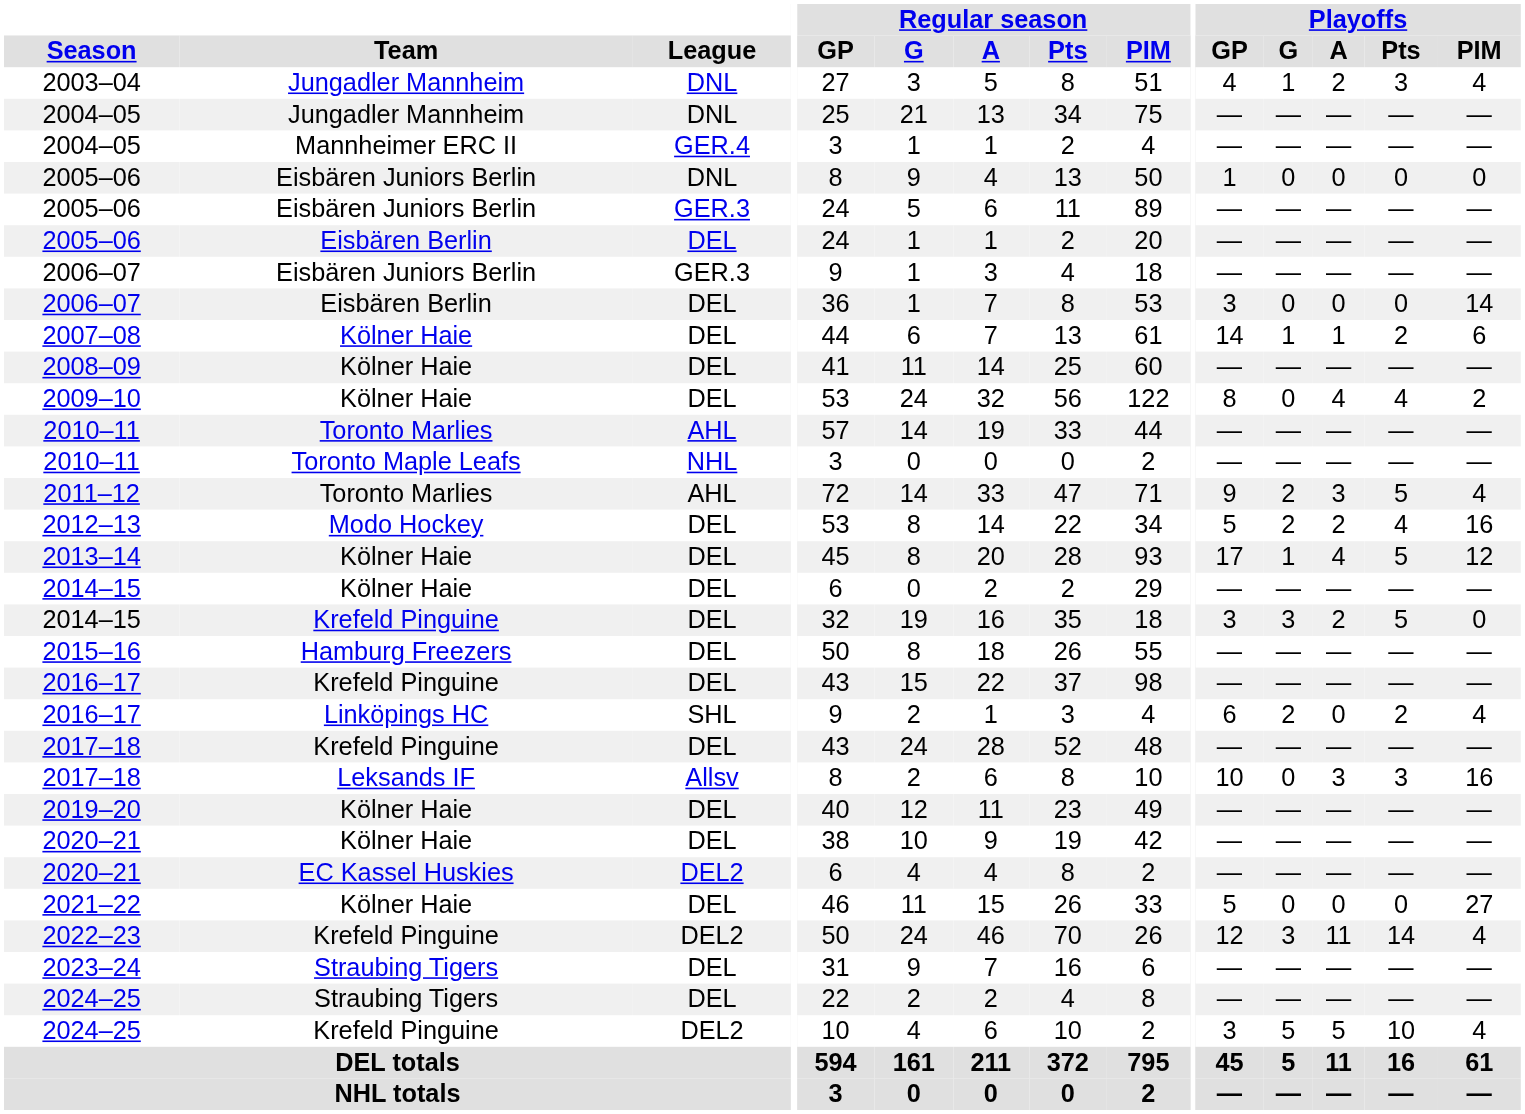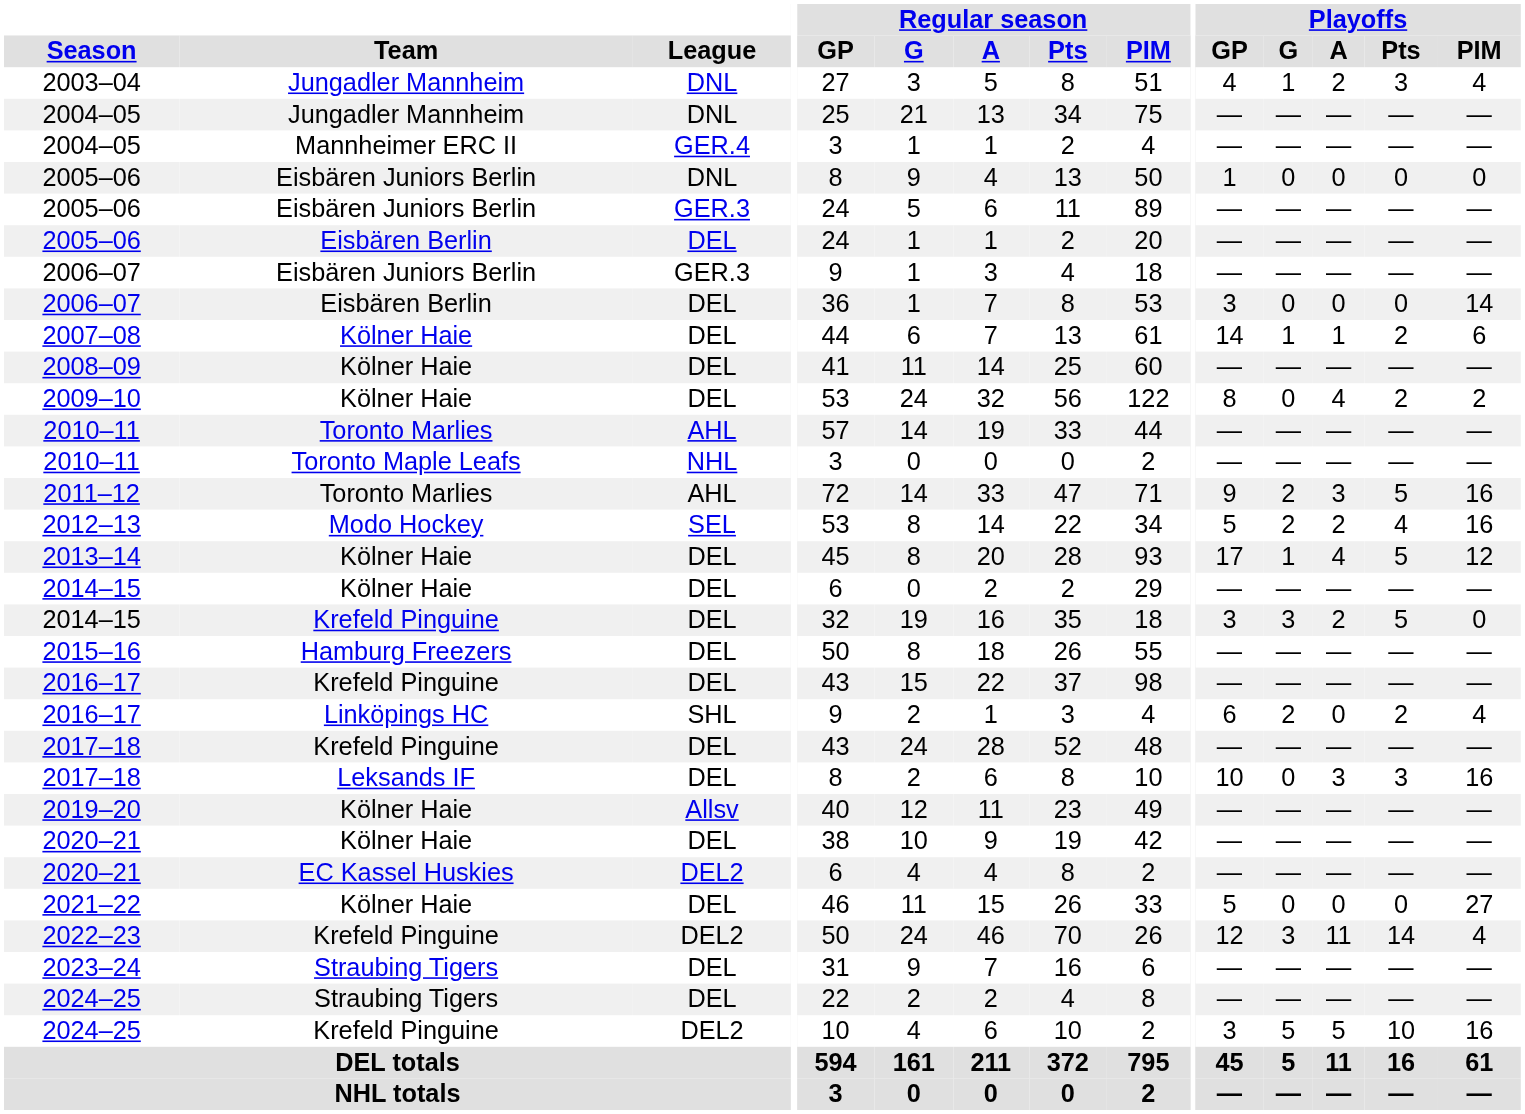(1401, 398) 4 -> (1401, 398) 2
(1479, 493) 4 -> (1479, 493) 16
(712, 525) DEL -> (712, 525) SEL
(712, 777) Allsv -> (712, 777) DEL
(712, 809) DEL -> (712, 809) Allsv
(1479, 1030) 4 -> (1479, 1030) 16
